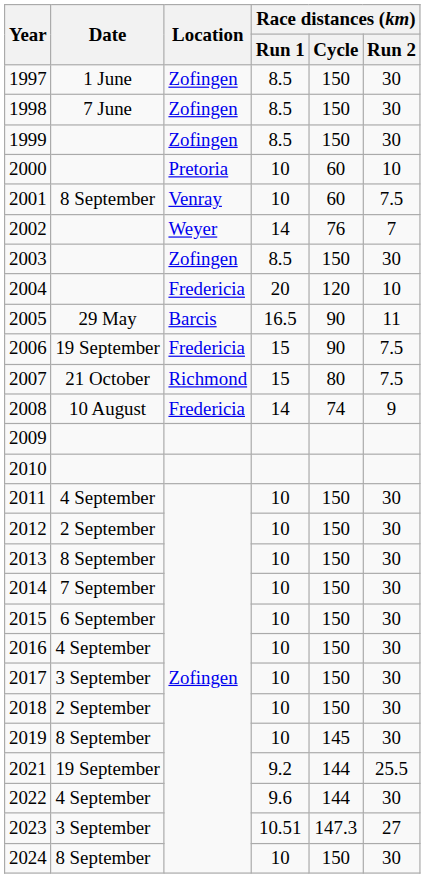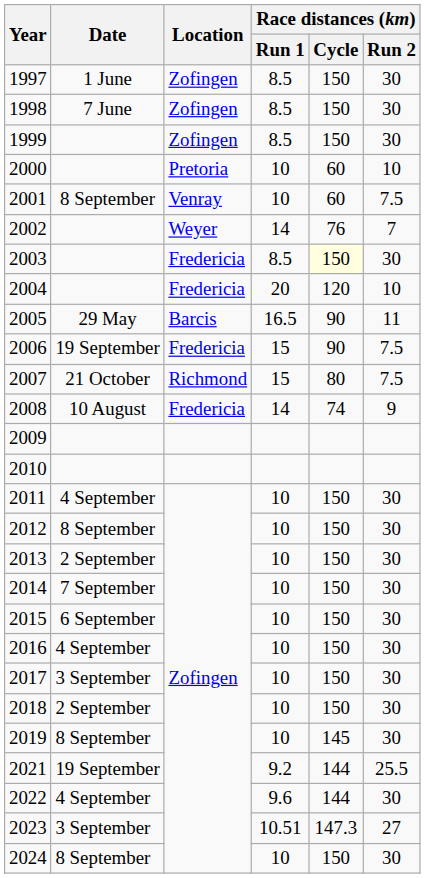(203, 259) Zofingen -> (207, 259) Fredericia
(336, 259) no background -> (336, 259) lightyellow background
(108, 528) 2 September -> (108, 528) 8 September
(108, 558) 8 September -> (108, 558) 2 September
